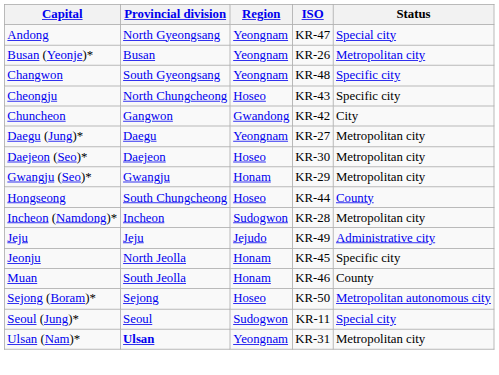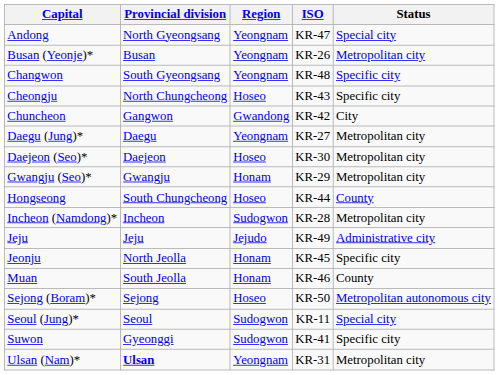+ row: (25, 339)
